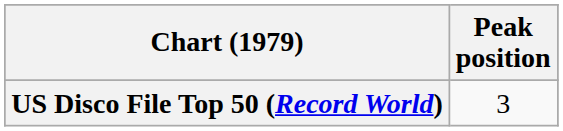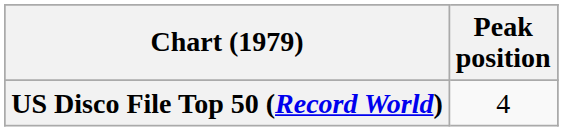(503, 102) 3 -> (503, 102) 4
